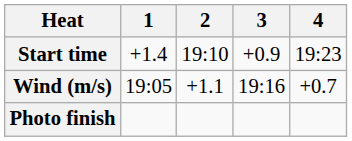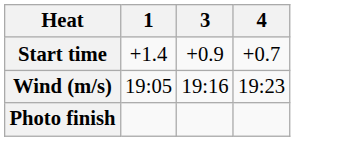- column: (205, 20)
(318, 53) 19:23 -> (262, 53) +0.7
(318, 86) +0.7 -> (262, 86) 19:23
